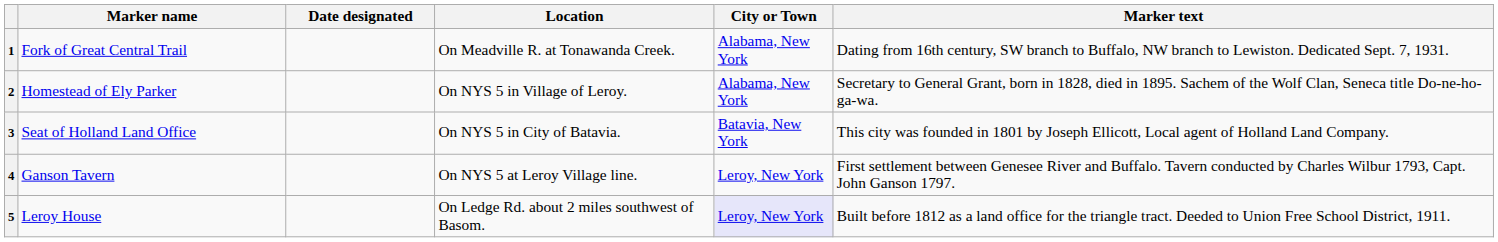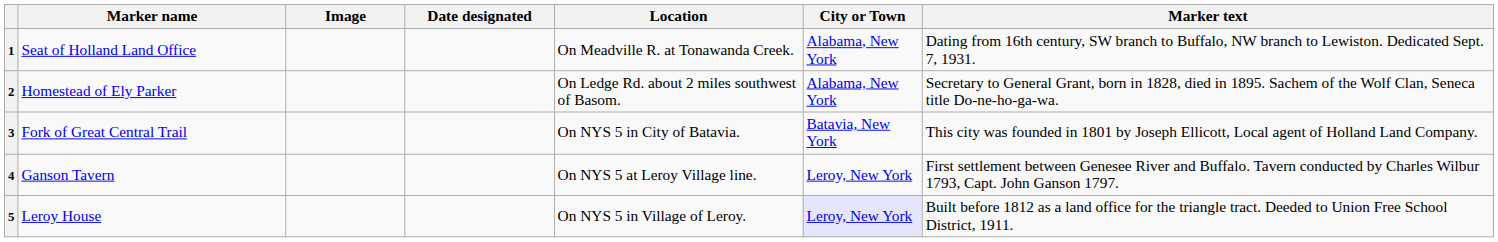+ column: (346, 16)
(104, 49) Fork of Great Central Trail -> (109, 49) Seat of Holland Land Office
(533, 91) On NYS 5 in Village of Leroy. -> (677, 91) On Ledge Rd. about 2 miles southwest of Basom.
(109, 132) Seat of Holland Land Office -> (104, 132) Fork of Great Central Trail
(566, 216) On Ledge Rd. about 2 miles southwest of Basom. -> (652, 216) On NYS 5 in Village of Leroy.
